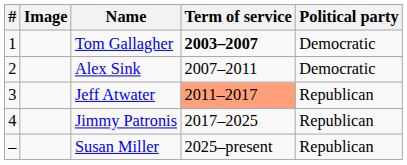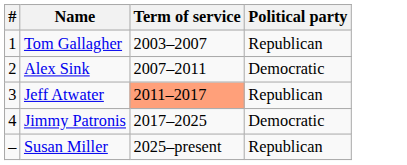- column: (46, 17)
(221, 43) bold -> (170, 43) normal
(337, 43) Democratic -> (285, 43) Republican
(336, 120) Republican -> (286, 120) Democratic
